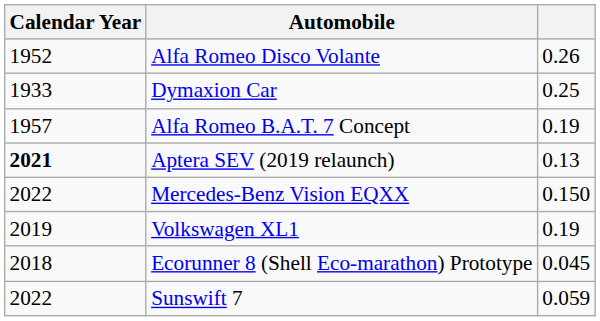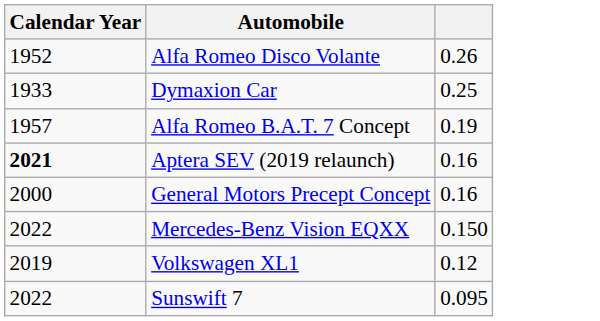(561, 159) 0.13 -> (459, 159) 0.16
+ row: (291, 193)
(561, 228) 0.19 -> (459, 262) 0.12
- row: (342, 262)
(566, 297) 0.059 -> (464, 297) 0.095
